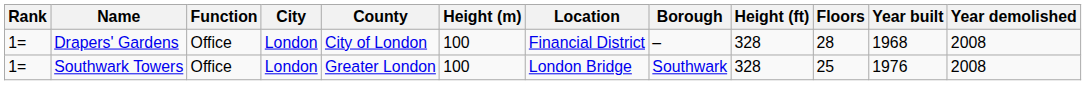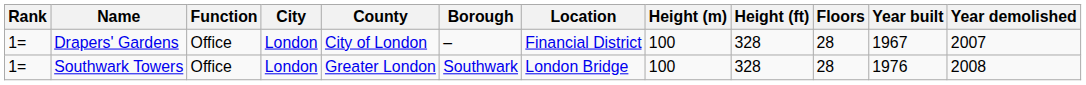columns swapped: (690, 17) <-> (482, 17)
(890, 42) 1968 -> (890, 42) 1967
(968, 42) 2008 -> (968, 42) 2007
(825, 67) 25 -> (825, 67) 28
